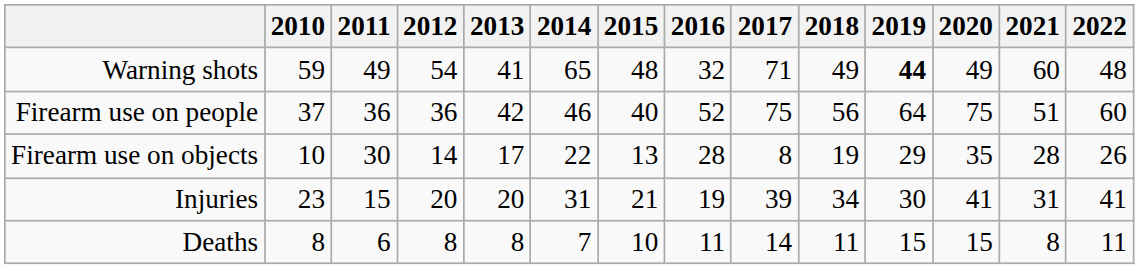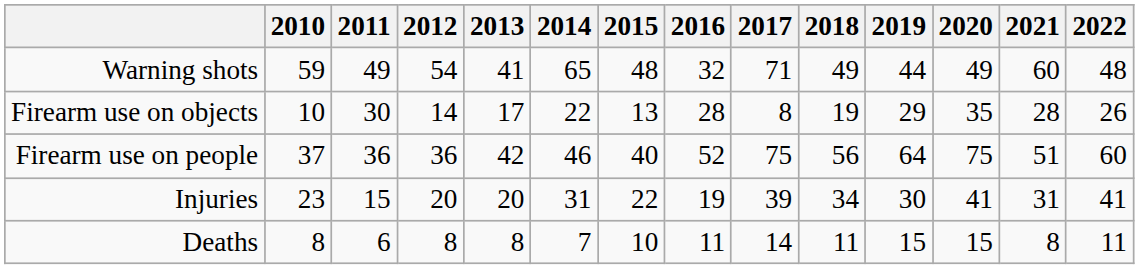(912, 69) bold -> (912, 69) normal
rows swapped: (135, 155) <-> (137, 112)
(645, 198) 21 -> (645, 198) 22
